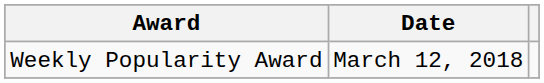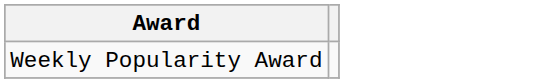- column: (428, 23)
